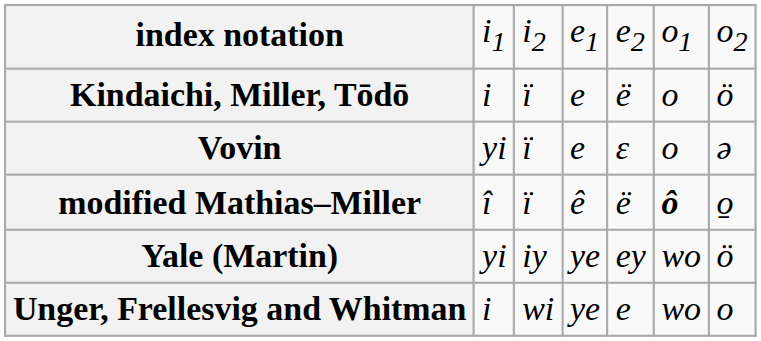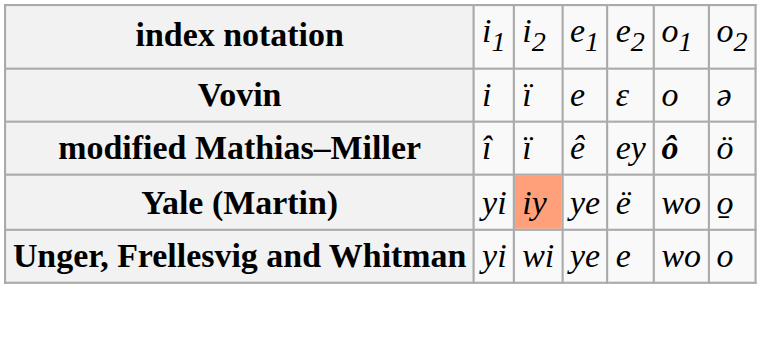- row: (240, 94)
(494, 147) yi -> (487, 94) i
(623, 201) ë -> (631, 147) ey
(725, 201) o̠ -> (725, 147) ö
(534, 255) no background -> (534, 201) lightsalmon background
(631, 255) ey -> (623, 201) ë
(725, 255) ö -> (725, 201) o̠
(487, 309) i -> (494, 255) yi
